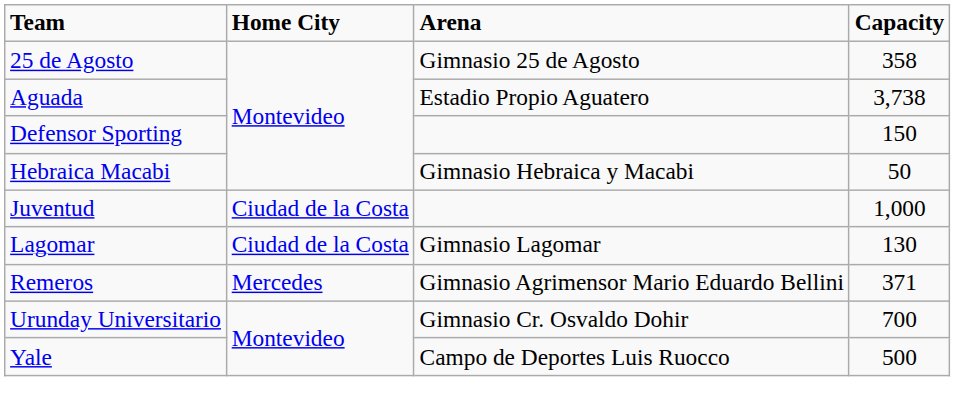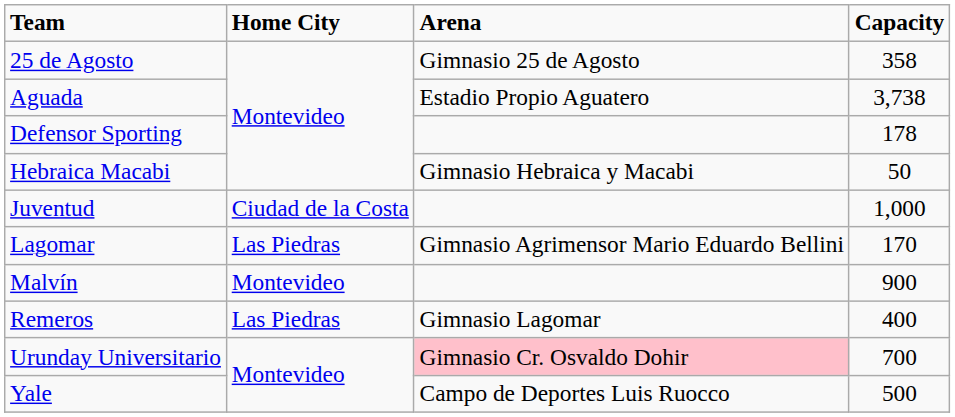(899, 134) 150 -> (899, 134) 178
(320, 245) Ciudad de la Costa -> (286, 245) Las Piedras
(510, 245) Gimnasio Lagomar -> (632, 245) Gimnasio Agrimensor Mario Eduardo Bellini
(899, 245) 130 -> (899, 245) 170
+ row: (44, 282)
(277, 282) Mercedes -> (286, 319) Las Piedras
(632, 282) Gimnasio Agrimensor Mario Eduardo Bellini -> (510, 319) Gimnasio Lagomar
(899, 282) 371 -> (899, 319) 400
(554, 319) no background -> (554, 356) pink background
